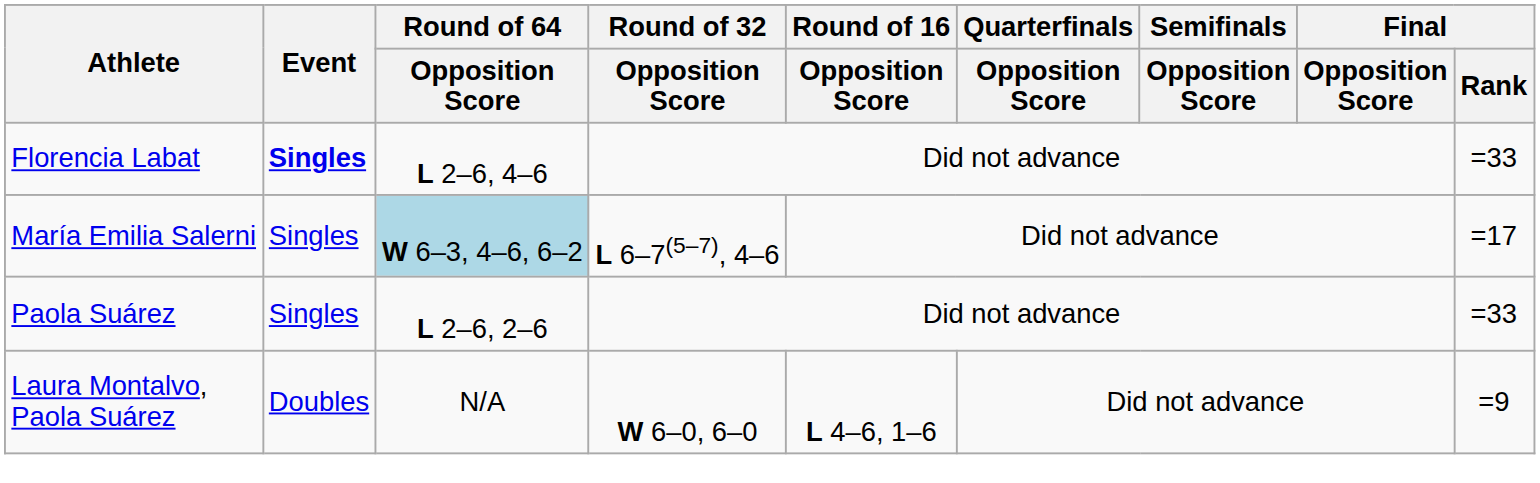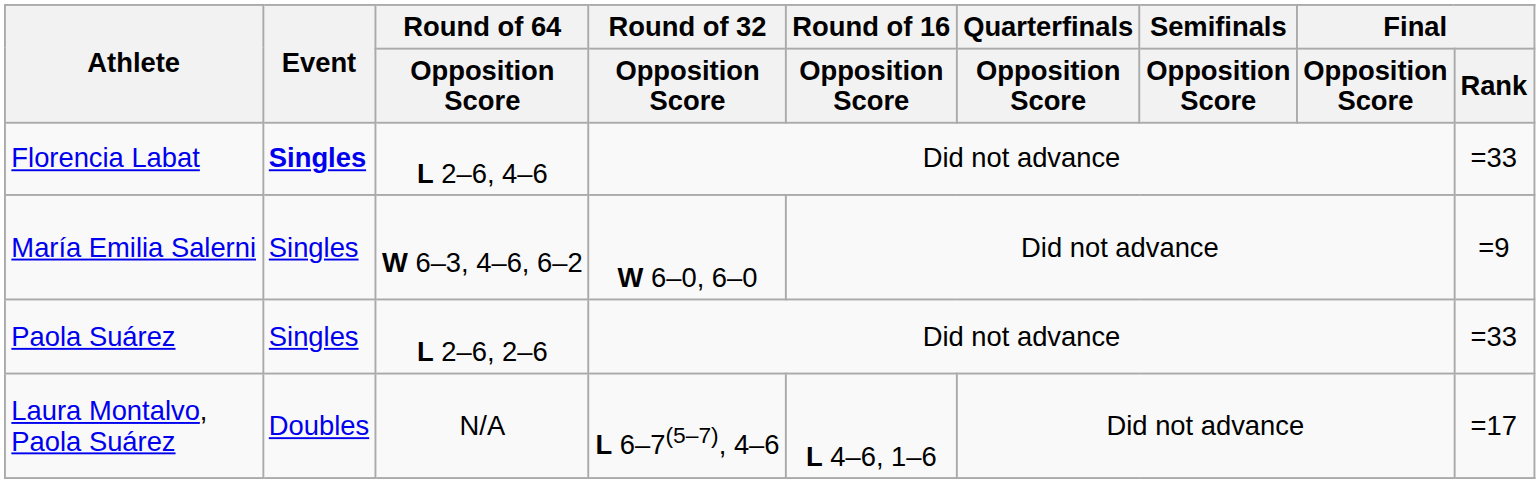(482, 251) lightblue background -> (482, 263) no background
(688, 251) L 6–7(5–7), 4–6 -> (688, 278) W 6–0, 6–0
(1494, 236) =17 -> (1494, 248) =9
(688, 433) W 6–0, 6–0 -> (688, 441) L 6–7(5–7), 4–6
(1494, 402) =9 -> (1494, 425) =17
